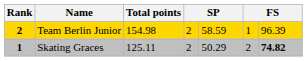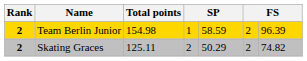(189, 30) 2 -> (189, 30) 1
(248, 30) 1 -> (248, 30) 2
(20, 47) 1 -> (20, 47) 2
(273, 47) bold -> (273, 47) normal
